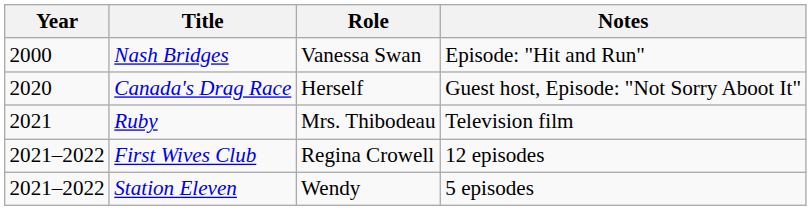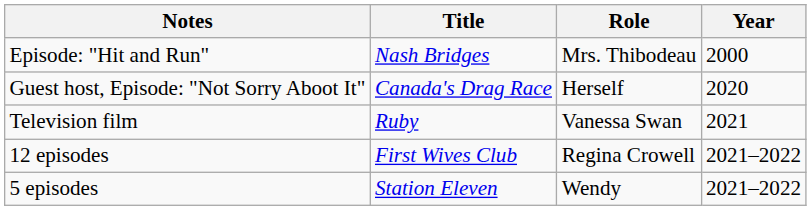columns swapped: (57, 21) <-> (623, 21)
(361, 54) Vanessa Swan -> (629, 54) Mrs. Thibodeau
(368, 121) Mrs. Thibodeau -> (622, 121) Vanessa Swan
